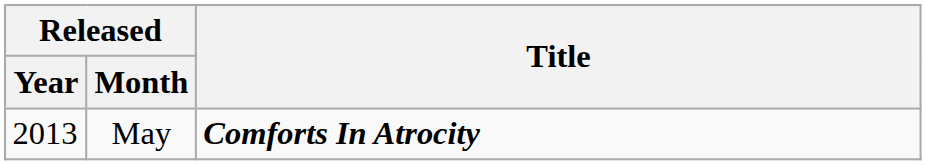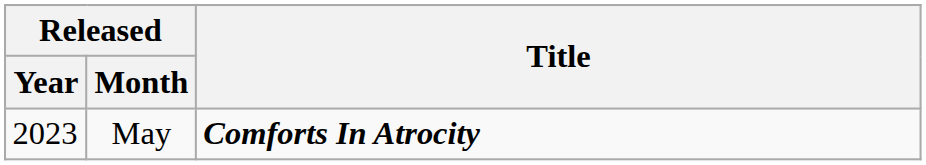(45, 133) 2013 -> (45, 133) 2023
